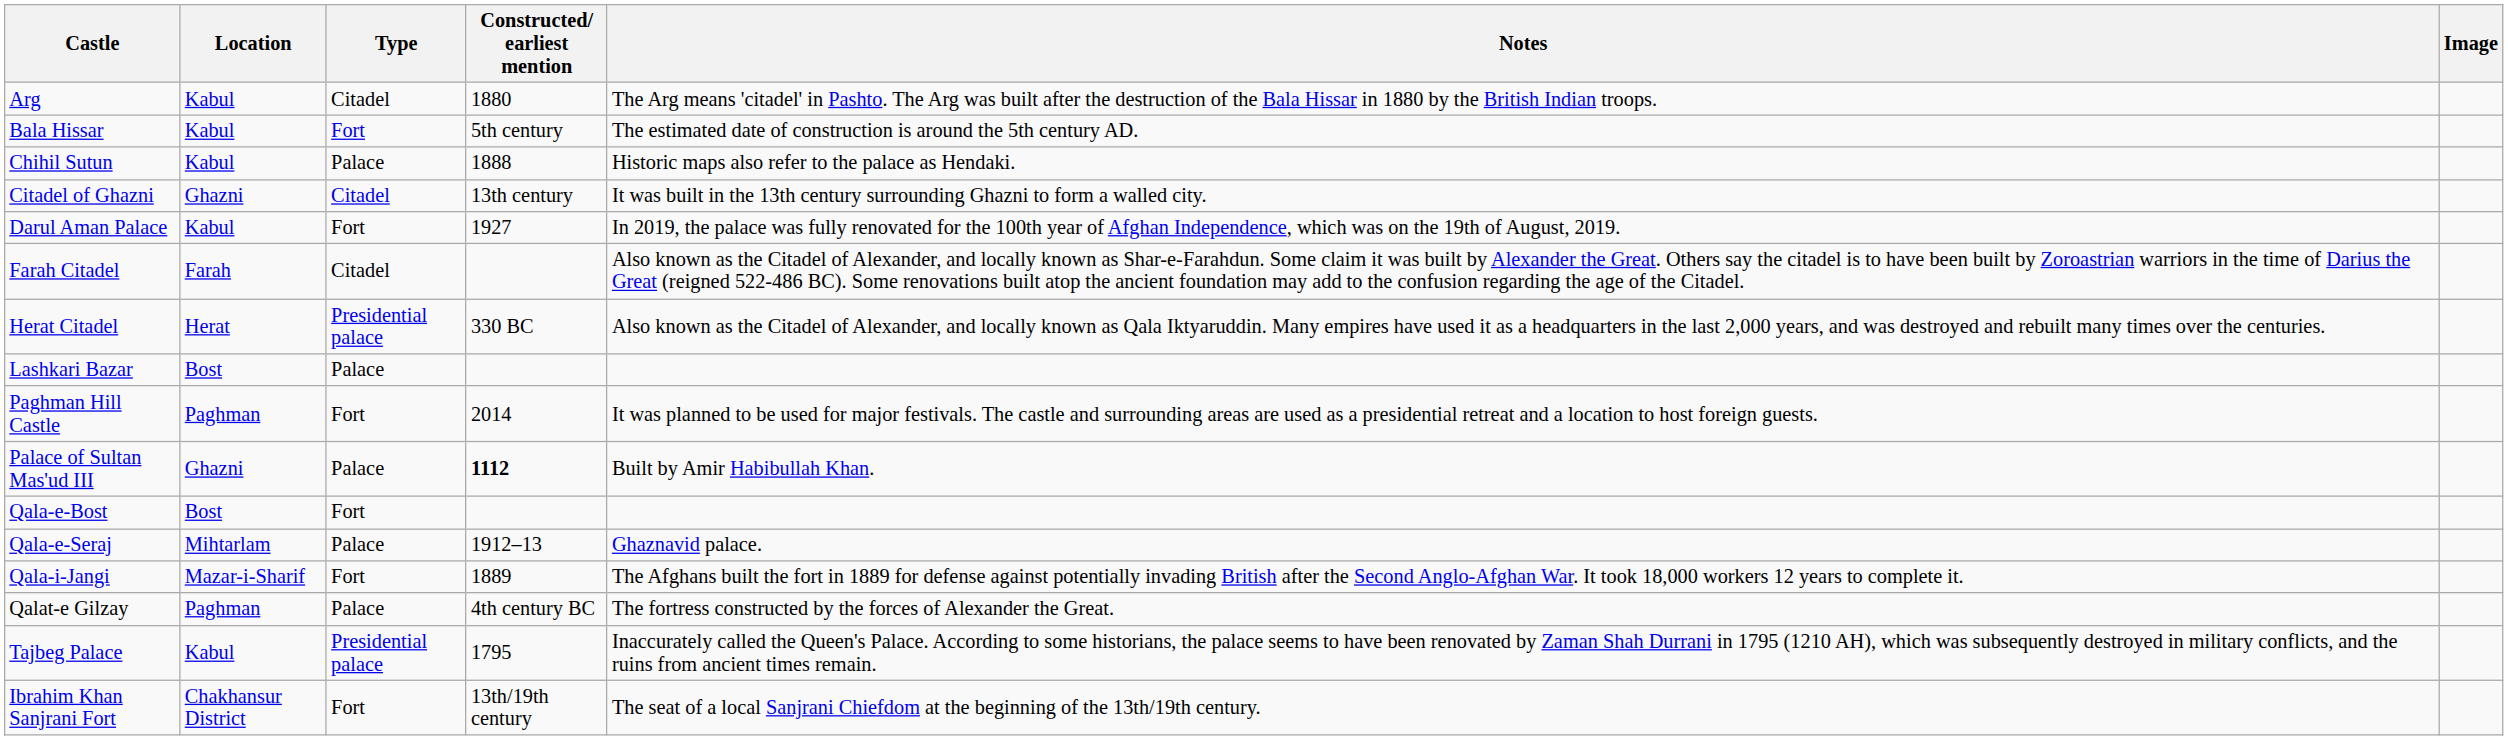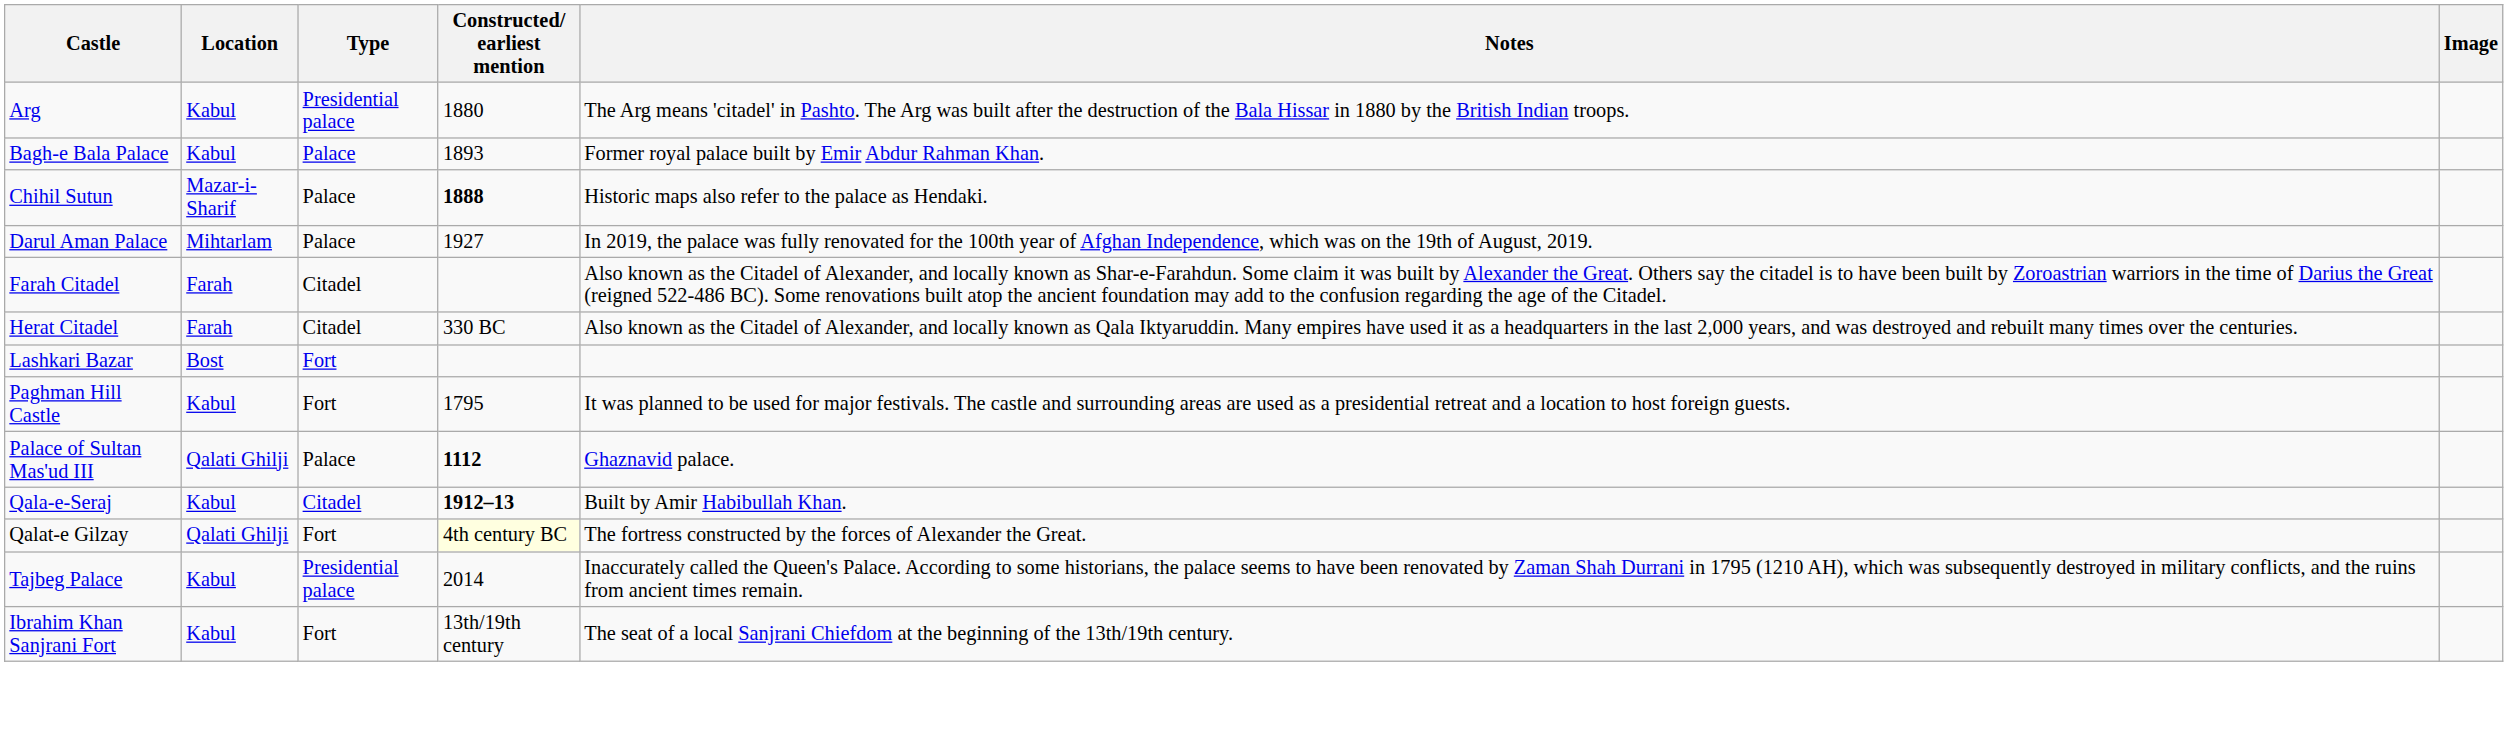(360, 98) Citadel -> (351, 109) Presidential palace
+ row: (89, 153)
- row: (56, 130)
(210, 163) Kabul -> (222, 197) Mazar-i-Sharif
(491, 163) normal -> (463, 197) bold
- row: (82, 195)
(210, 227) Kabul -> (229, 240) Mihtarlam
(348, 227) Fort -> (329, 240) Palace
(207, 326) Herat -> (209, 328) Farah
(379, 326) Presidential palace -> (332, 328) Citadel
(358, 369) Palace -> (320, 360) Fort
(223, 413) Paghman -> (211, 404) Kabul
(491, 413) 2014 -> (463, 404) 1795
(214, 468) Ghazni -> (237, 459) Qalati Ghilji
(743, 468) Built by Amir Habibullah Khan. -> (659, 459) Ghaznavid palace.
- row: (58, 512)
(228, 544) Mihtarlam -> (211, 502) Kabul
(358, 544) Palace -> (332, 502) Citadel
(506, 544) normal -> (478, 502) bold
(687, 544) Ghaznavid palace. -> (715, 502) Built by Amir Habibullah Khan.
- row: (60, 576)
(223, 608) Paghman -> (237, 535) Qalati Ghilji
(358, 608) Palace -> (320, 535) Fort
(533, 608) no background -> (505, 535) lightyellow background
(491, 652) 1795 -> (463, 578) 2014
(233, 707) Chakhansur District -> (211, 633) Kabul
